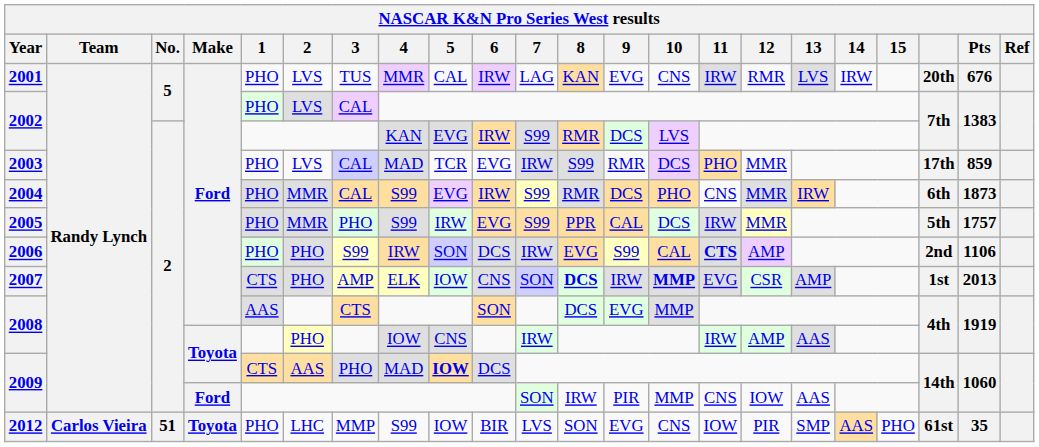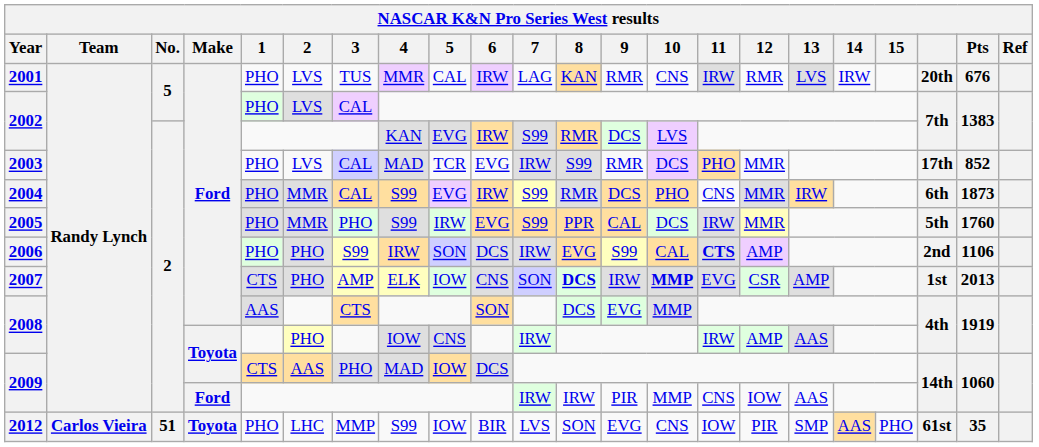(626, 77) EVG -> (624, 77) RMR
(980, 164) 859 -> (978, 164) 852
(980, 222) 1757 -> (978, 222) 1760
(451, 368) bold -> (450, 368) normal
(537, 397) SON -> (535, 397) IRW
